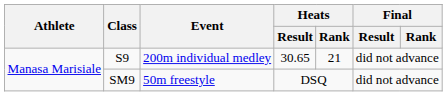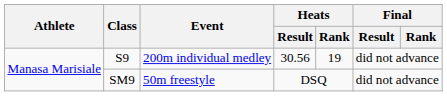(295, 58) 30.65 -> (295, 58) 30.56
(334, 58) 21 -> (334, 58) 19
